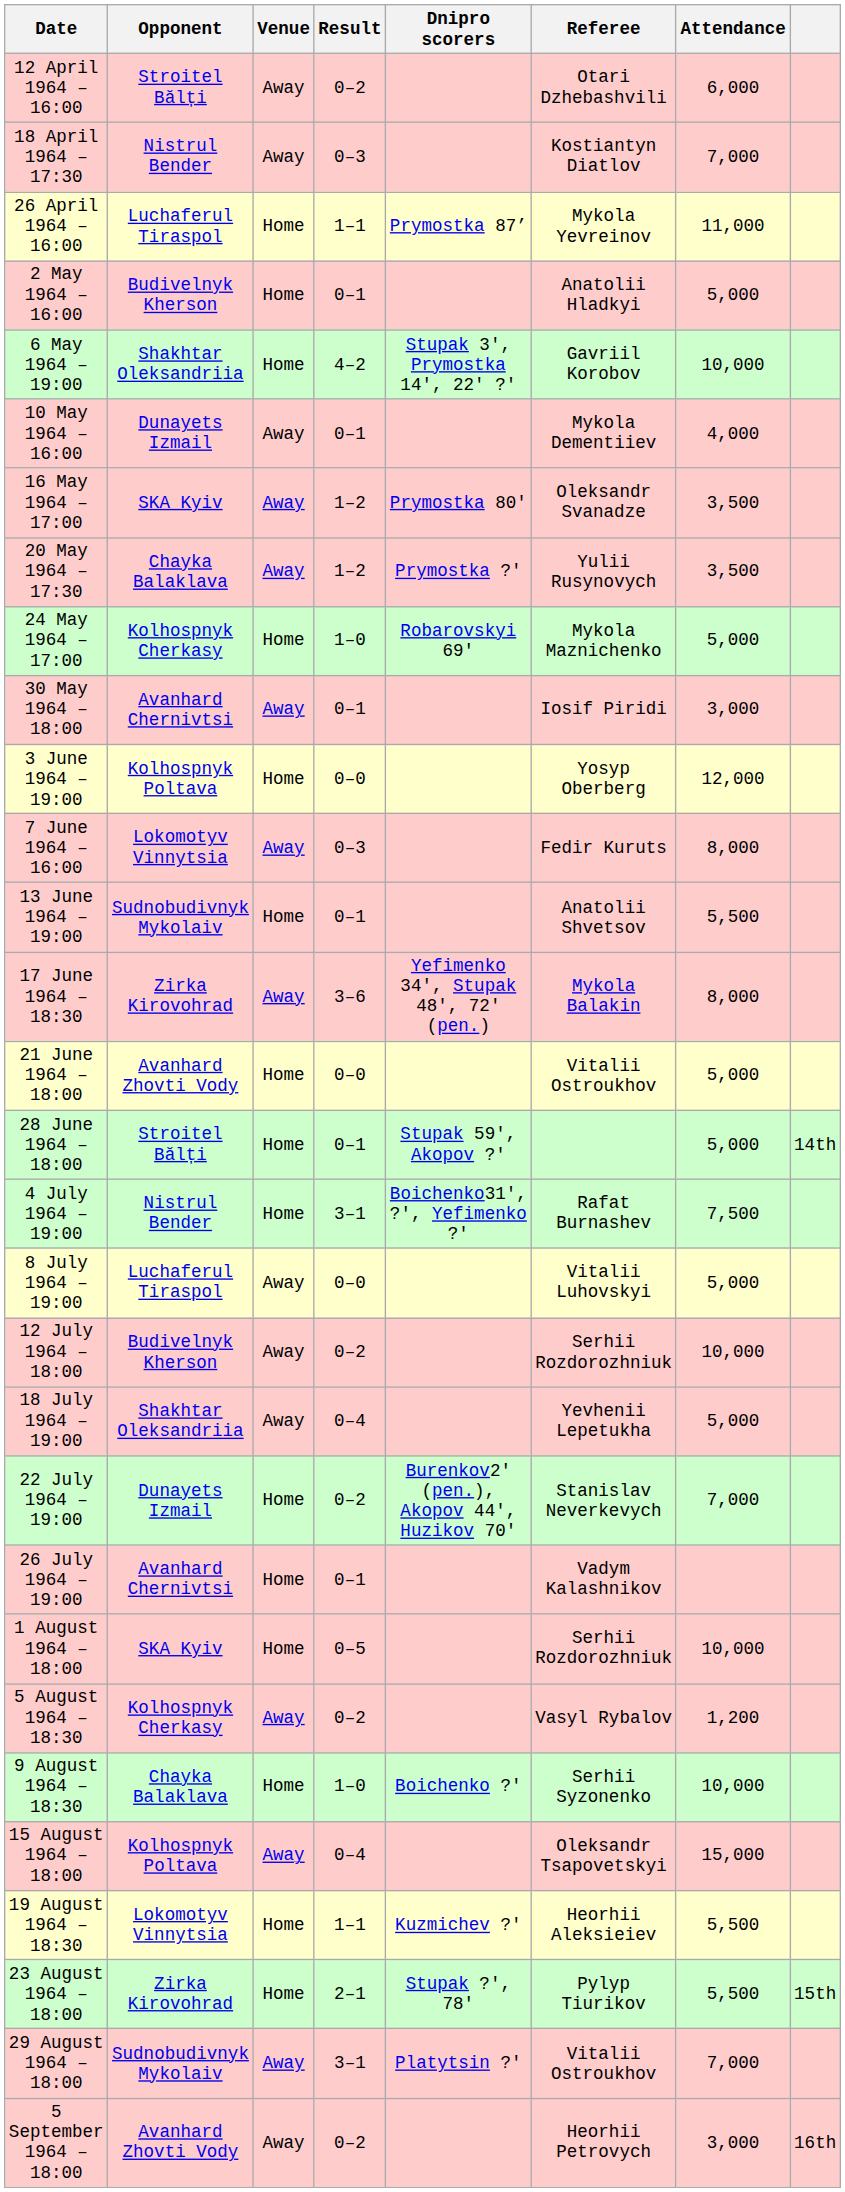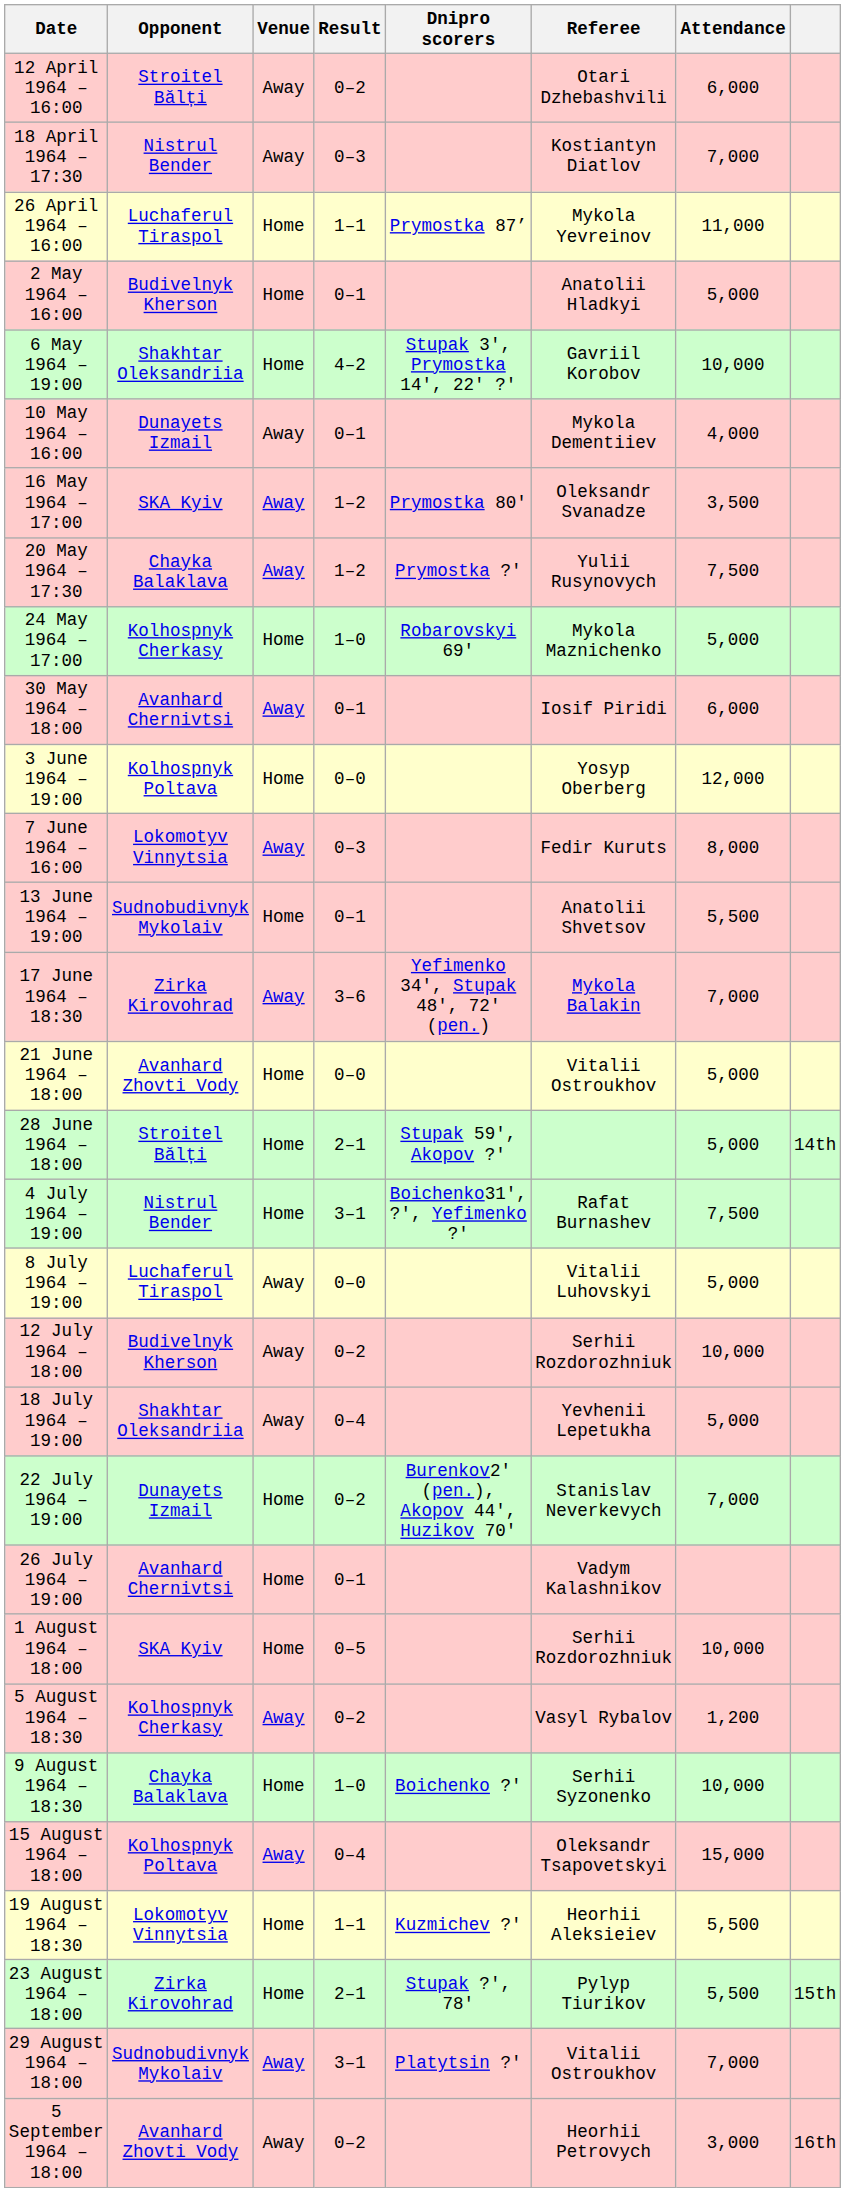(733, 572) 3,500 -> (733, 572) 7,500
(733, 710) 3,000 -> (733, 710) 6,000
(733, 997) 8,000 -> (733, 997) 7,000
(350, 1145) 0–1 -> (350, 1145) 2–1
